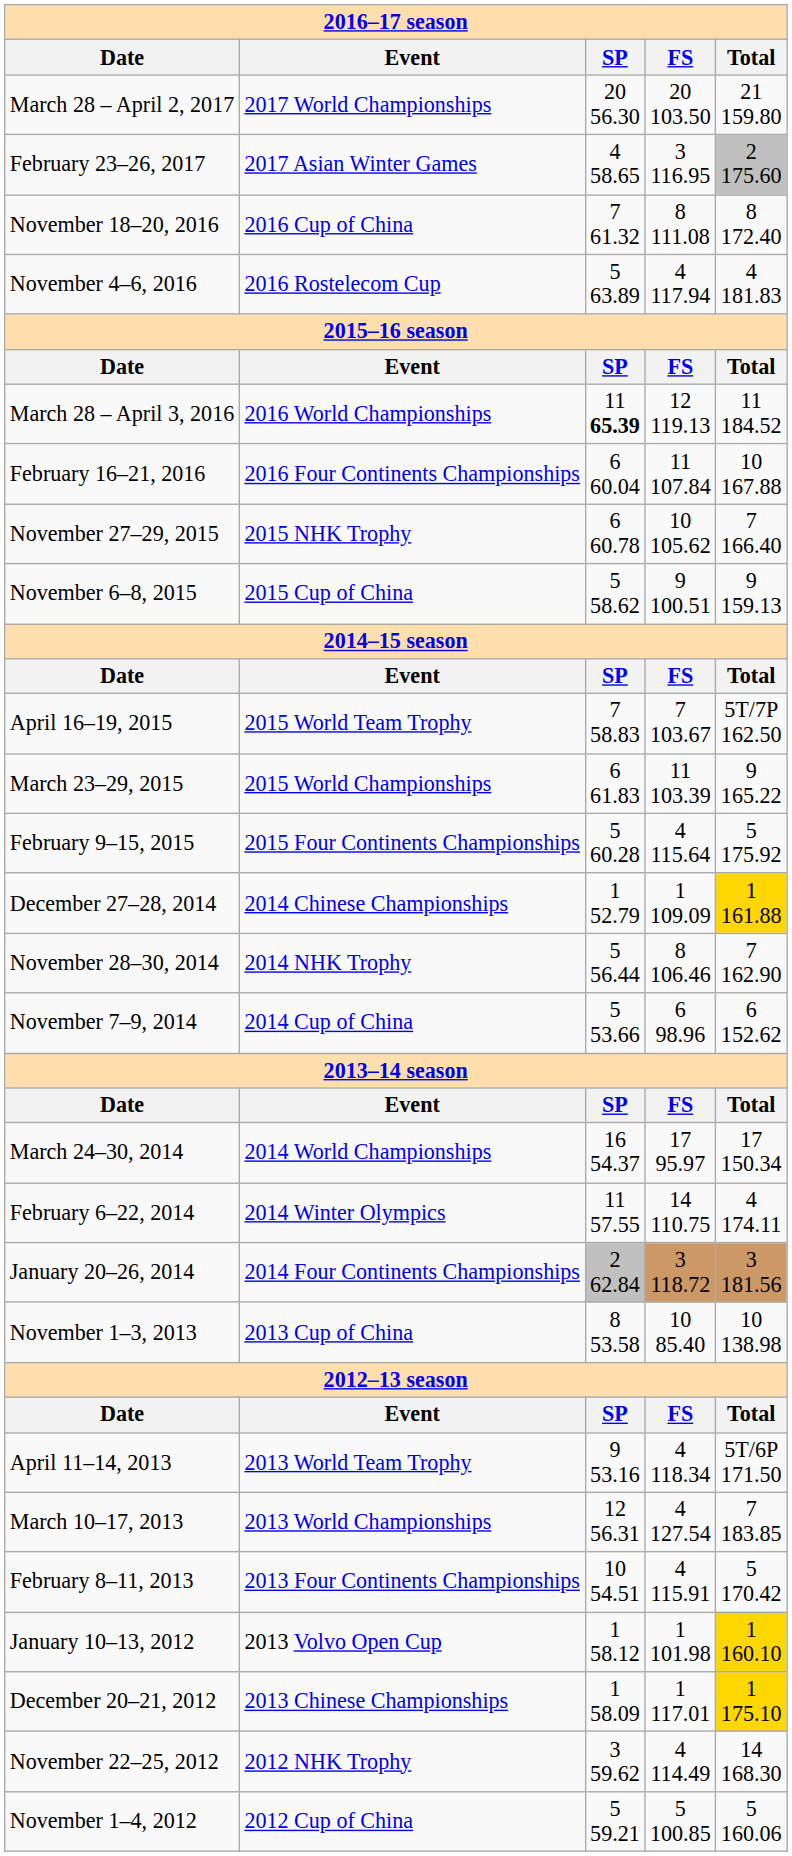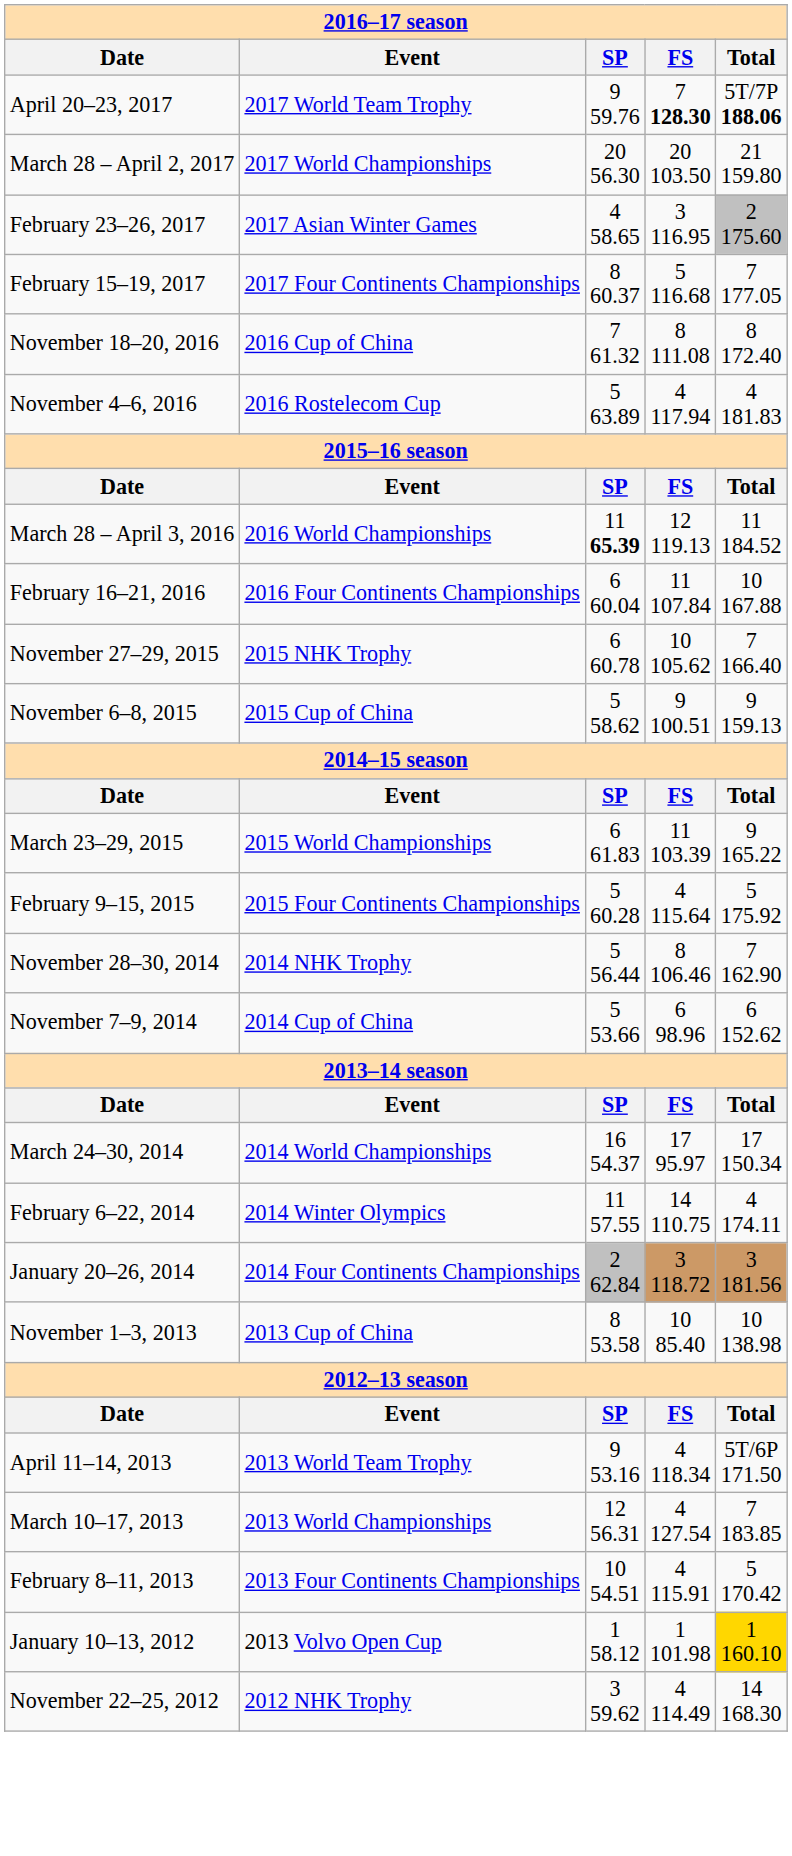+ row: (91, 104)
+ row: (108, 284)
- row: (91, 723)
- row: (113, 902)
- row: (113, 1701)
- row: (103, 1821)
